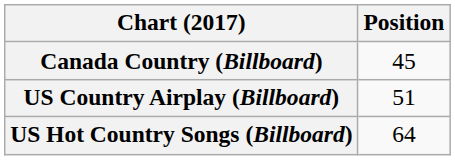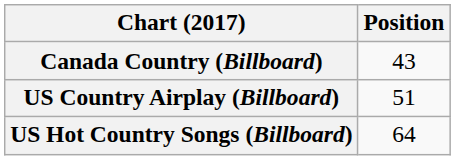(404, 60) 45 -> (404, 60) 43
